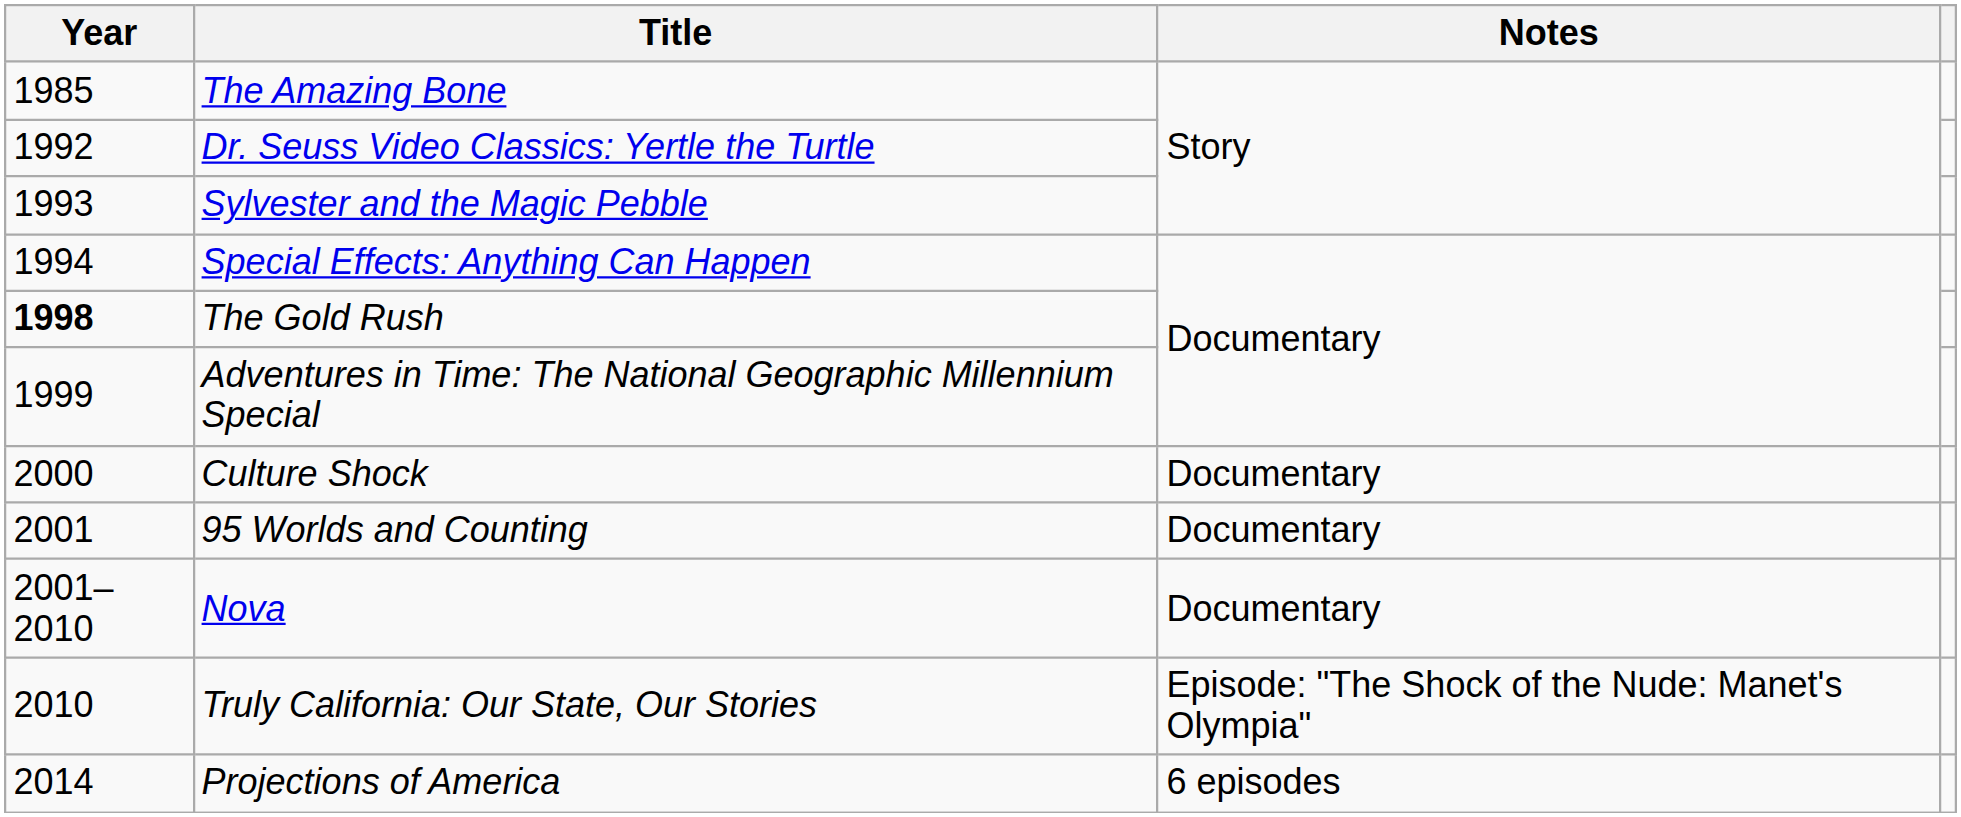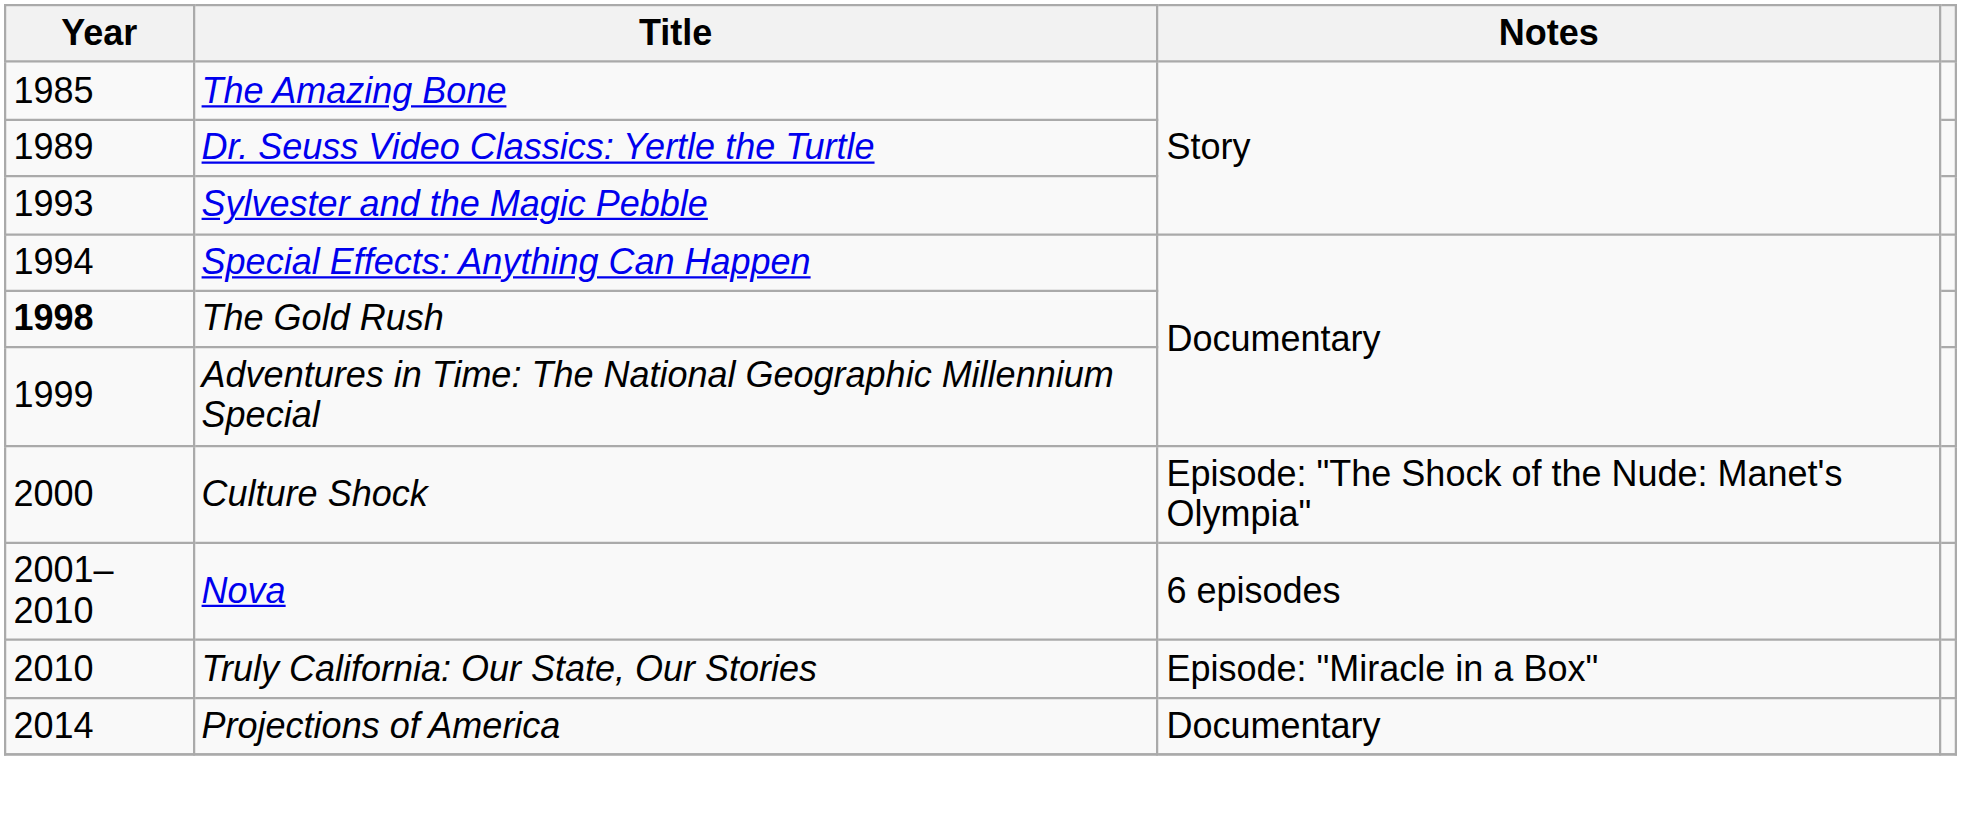(53, 147) 1992 -> (53, 147) 1989
(1273, 473) Documentary -> (1504, 493) Episode: "The Shock of the Nude: Manet's Olympia"
- row: (395, 530)
(1273, 607) Documentary -> (1254, 591) 6 episodes
(1504, 705) Episode: "The Shock of the Nude: Manet's Olympia" -> (1382, 668) Episode: "Miracle in a Box"
(1254, 782) 6 episodes -> (1273, 725) Documentary
